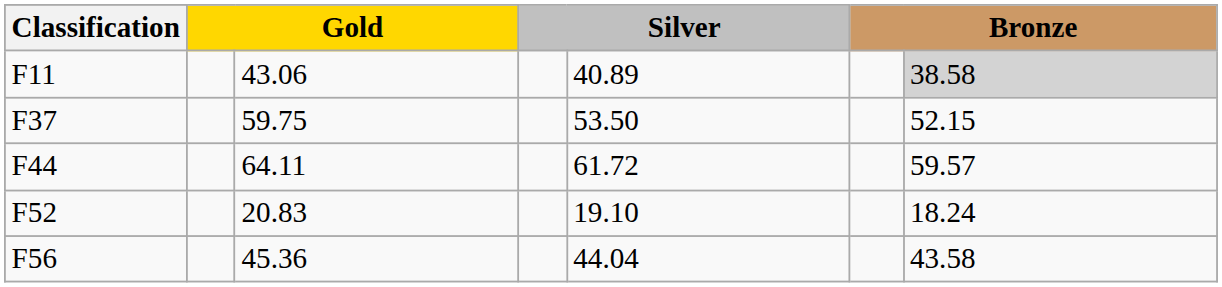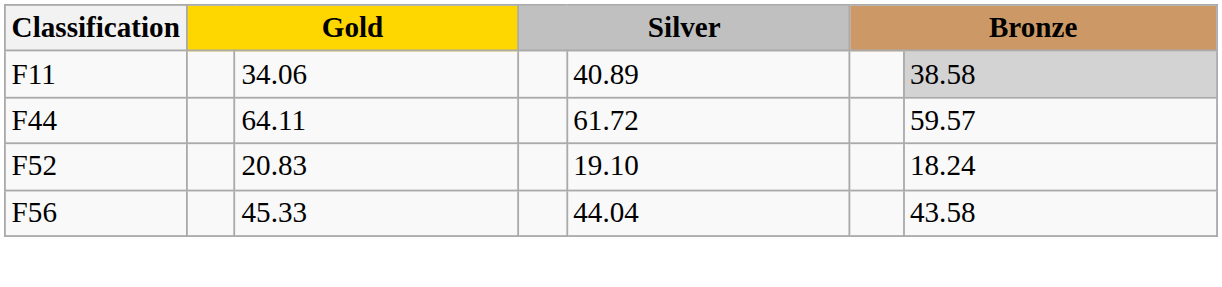(274, 73) 43.06 -> (274, 73) 34.06
- row: (34, 119)
(274, 258) 45.36 -> (274, 212) 45.33
